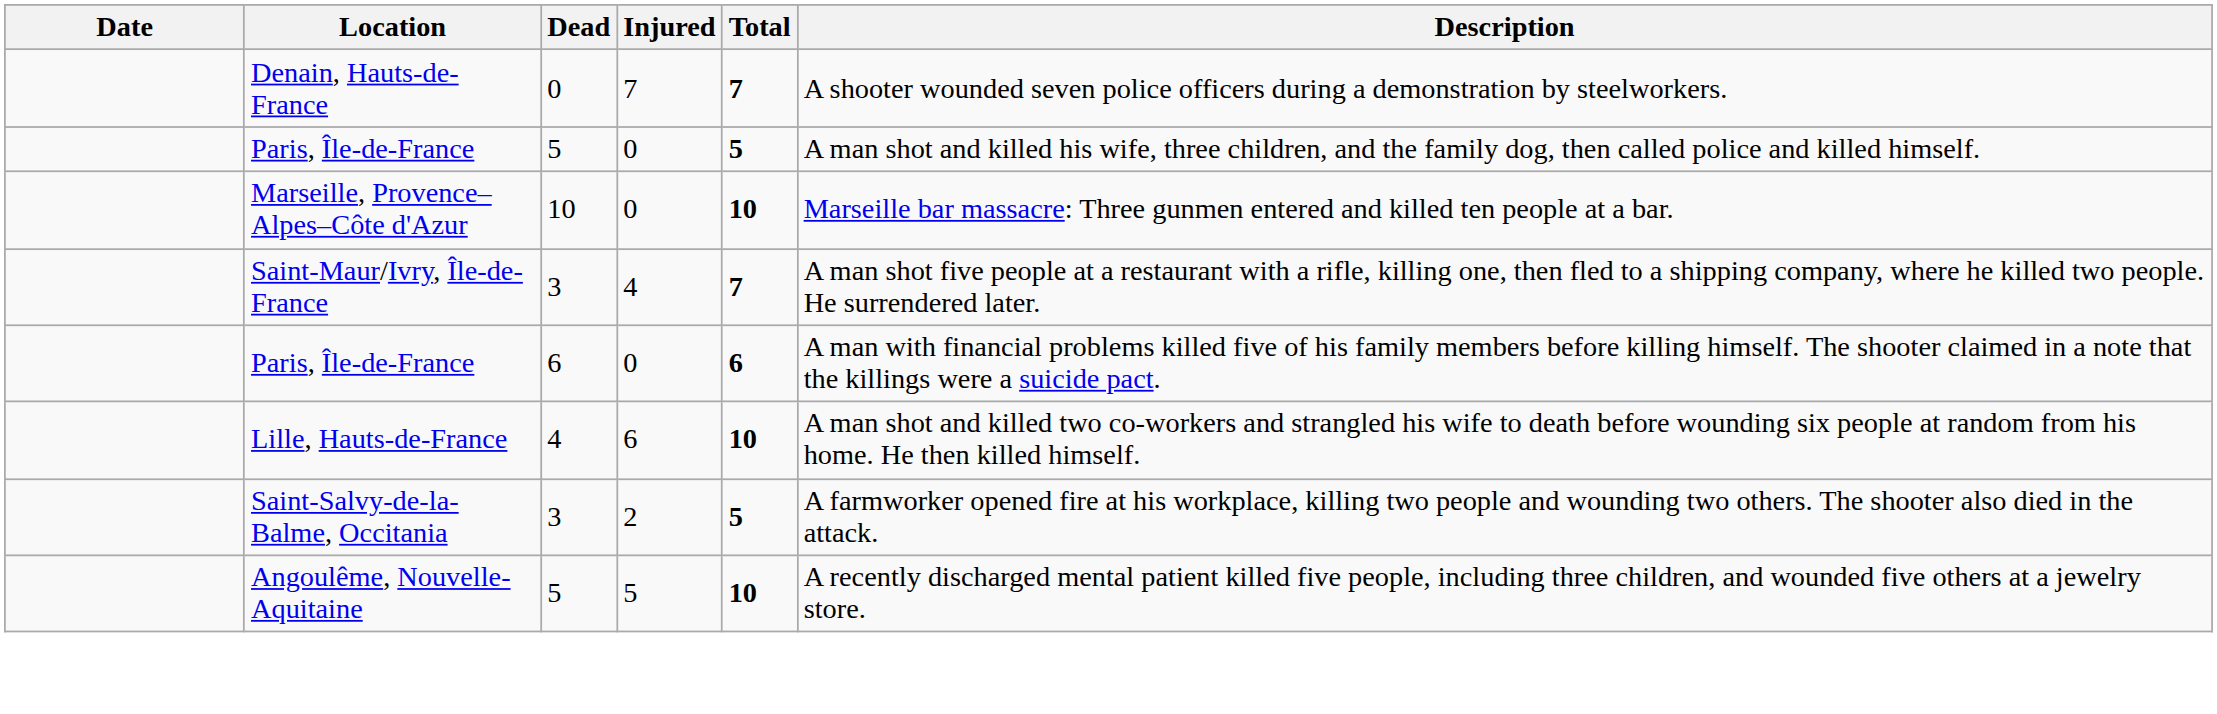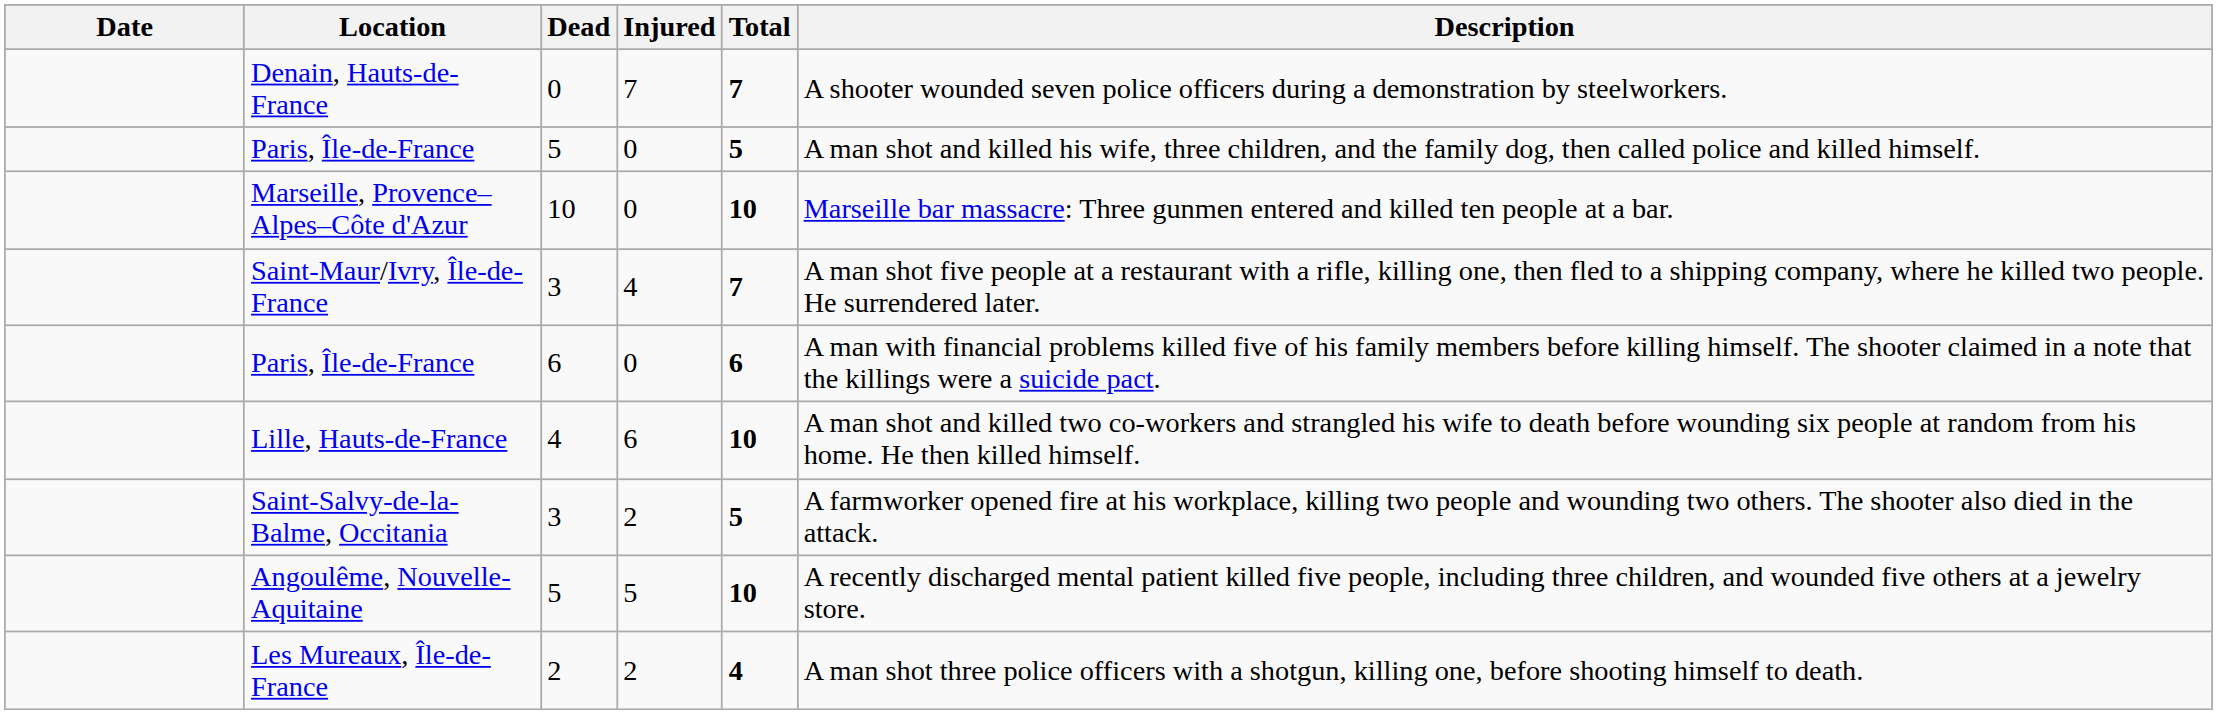+ row: (371, 670)
